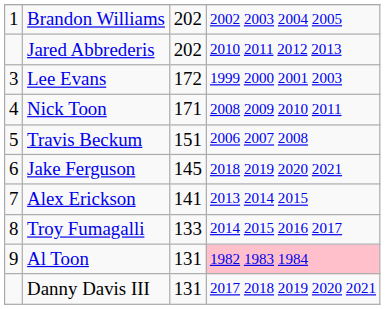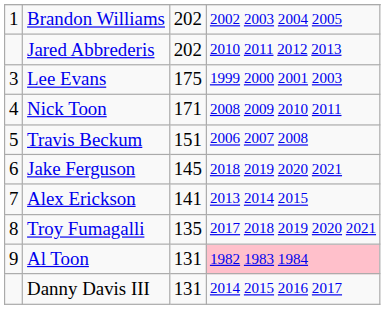(188, 79) 172 -> (188, 79) 175
(188, 229) 133 -> (188, 229) 135
(276, 229) 2014 2015 2016 2017 -> (293, 229) 2017 2018 2019 2020 2021
(293, 288) 2017 2018 2019 2020 2021 -> (276, 288) 2014 2015 2016 2017
